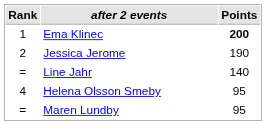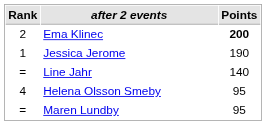(23, 35) 1 -> (23, 35) 2
(23, 53) 2 -> (23, 53) 1
